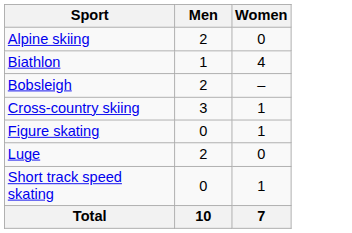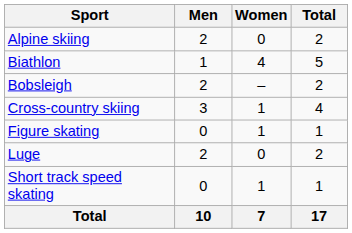+ column: (319, 16)
